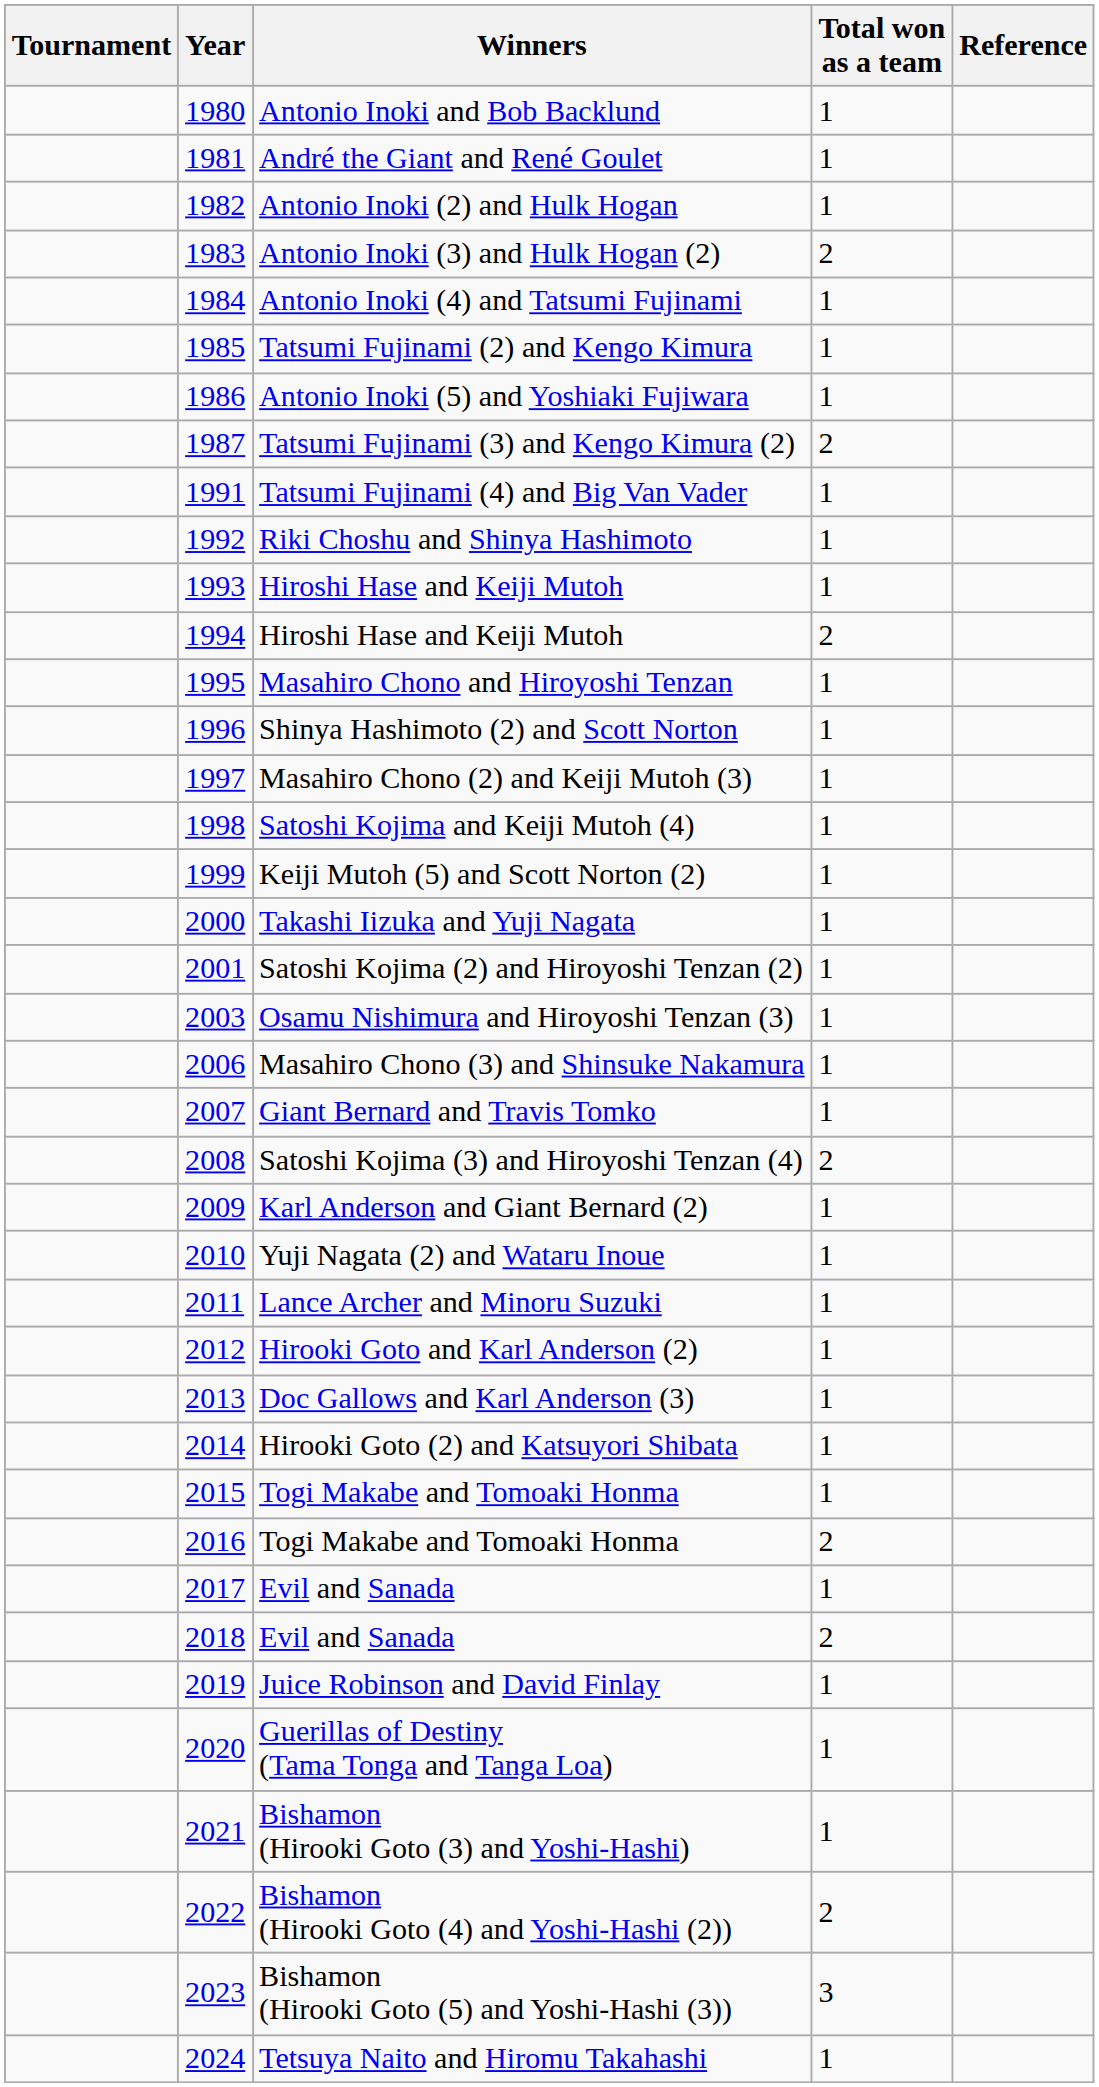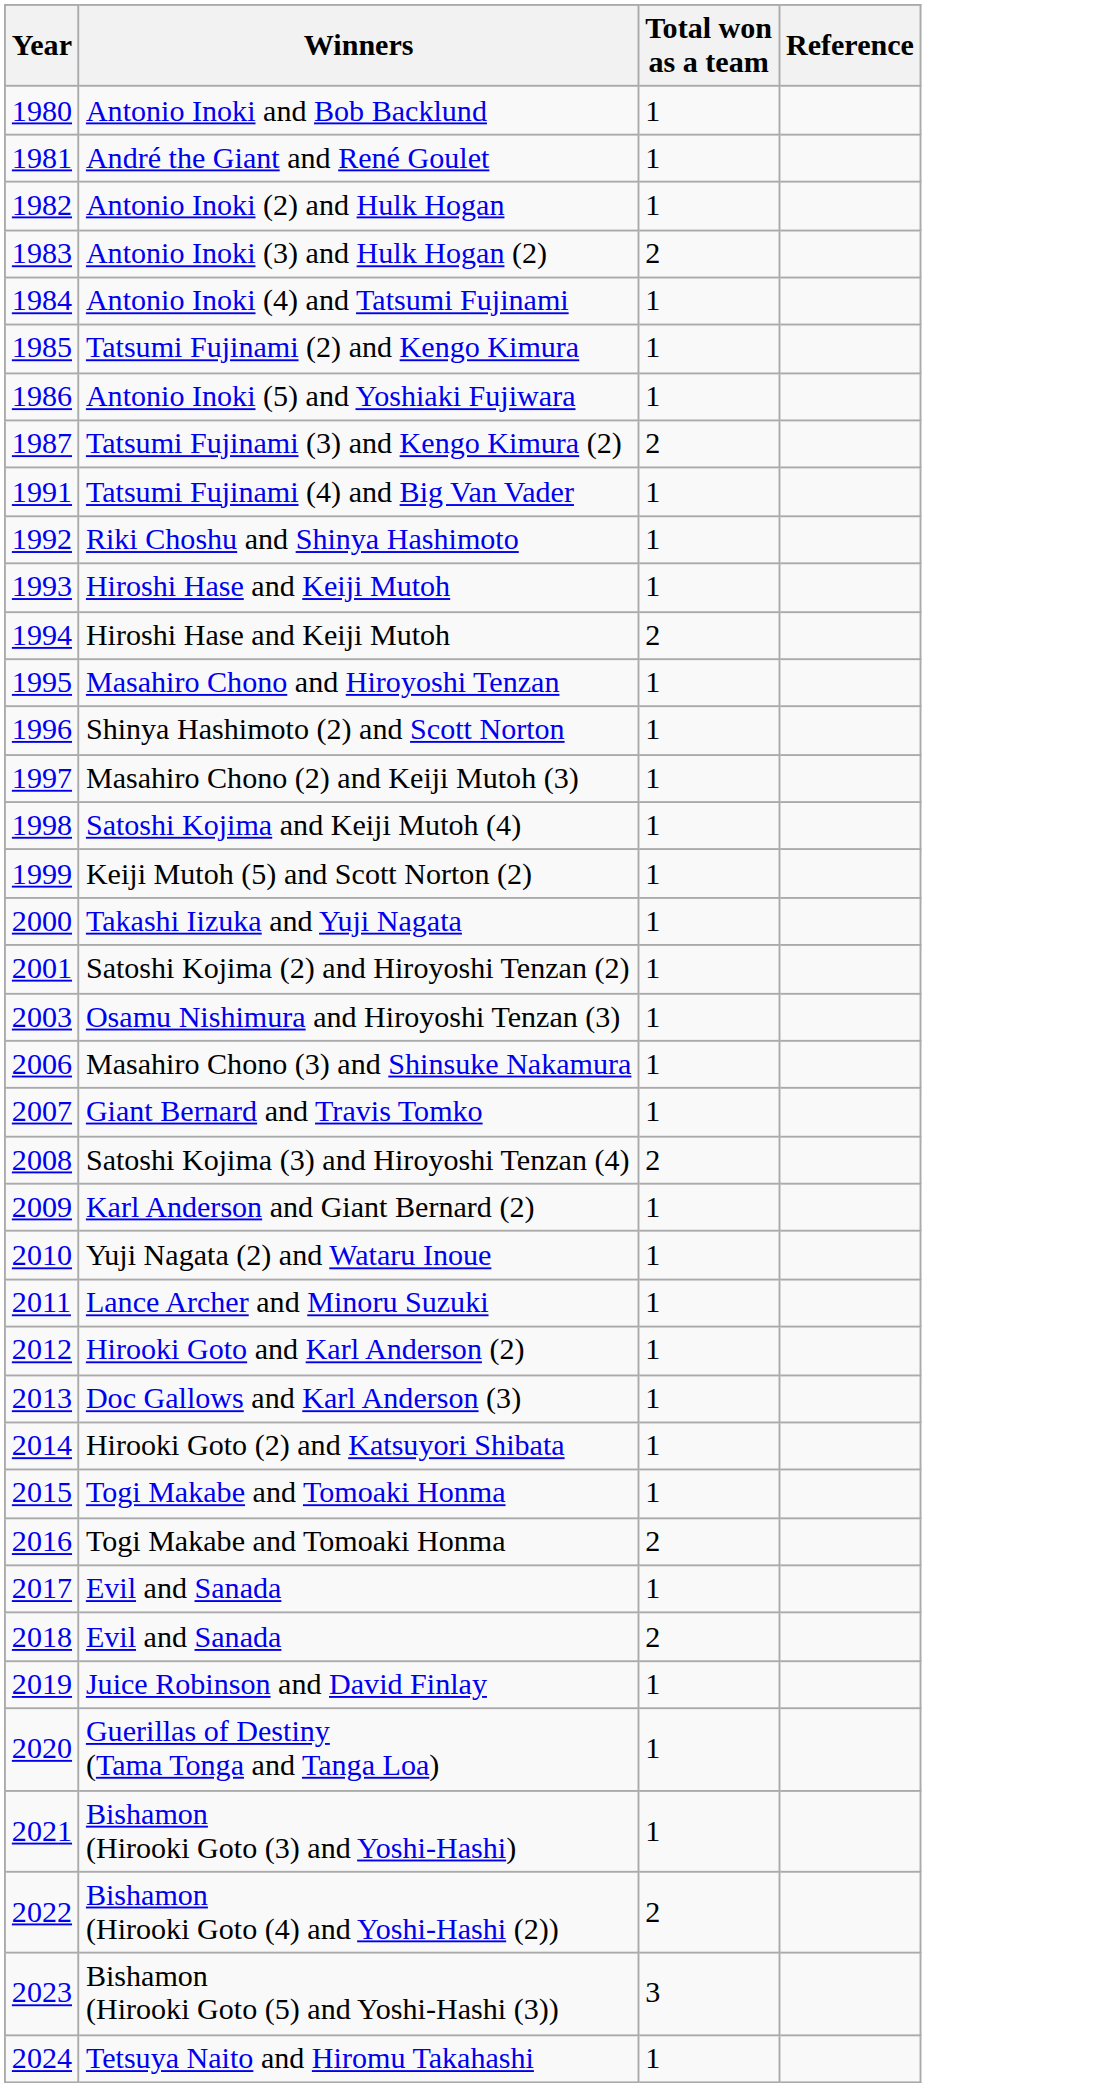- column: (92, 45)
